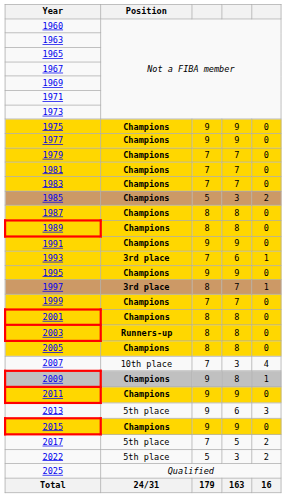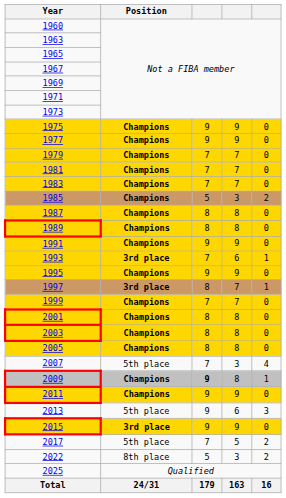(147, 333) Runners-up -> (147, 333) Champions
(146, 363) 10th place -> (146, 363) 5th place
(207, 379) normal -> (207, 379) bold
(147, 426) Champions -> (147, 426) 3rd place
(146, 456) 5th place -> (146, 456) 8th place
